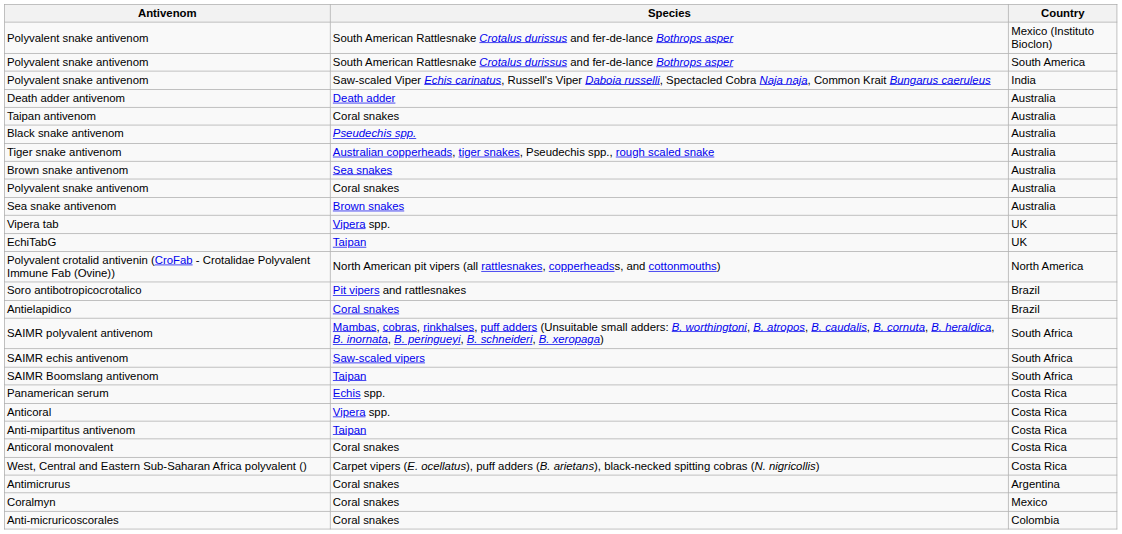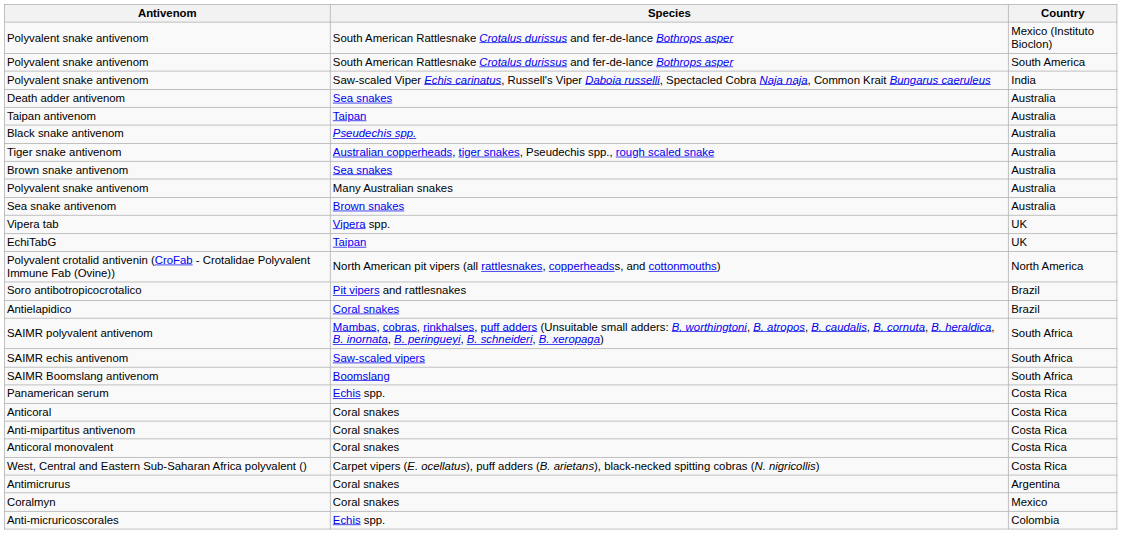(364, 98) Death adder -> (363, 98) Sea snakes
(366, 116) Coral snakes -> (350, 116) Taipan
(366, 188) Coral snakes -> (393, 188) Many Australian snakes
(350, 376) Taipan -> (361, 376) Boomslang
(361, 412) Vipera spp. -> (366, 412) Coral snakes
(350, 430) Taipan -> (366, 430) Coral snakes
(366, 520) Coral snakes -> (359, 520) Echis spp.
